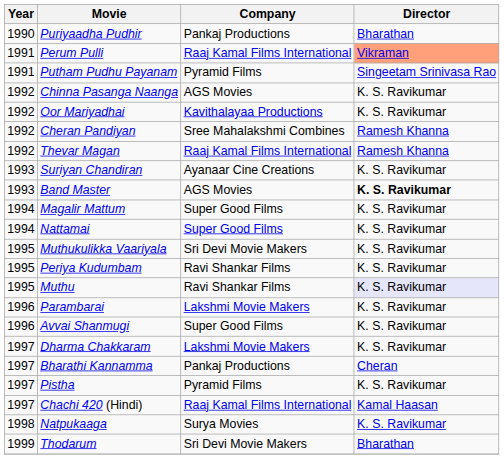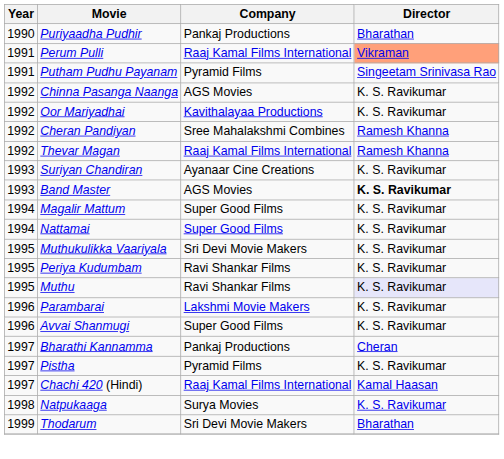- row: (95, 346)
